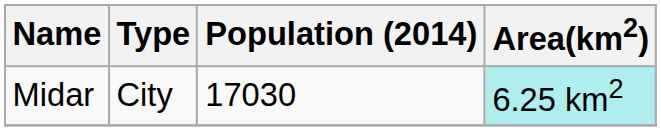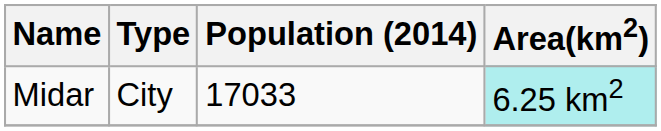(251, 95) 17030 -> (251, 95) 17033
